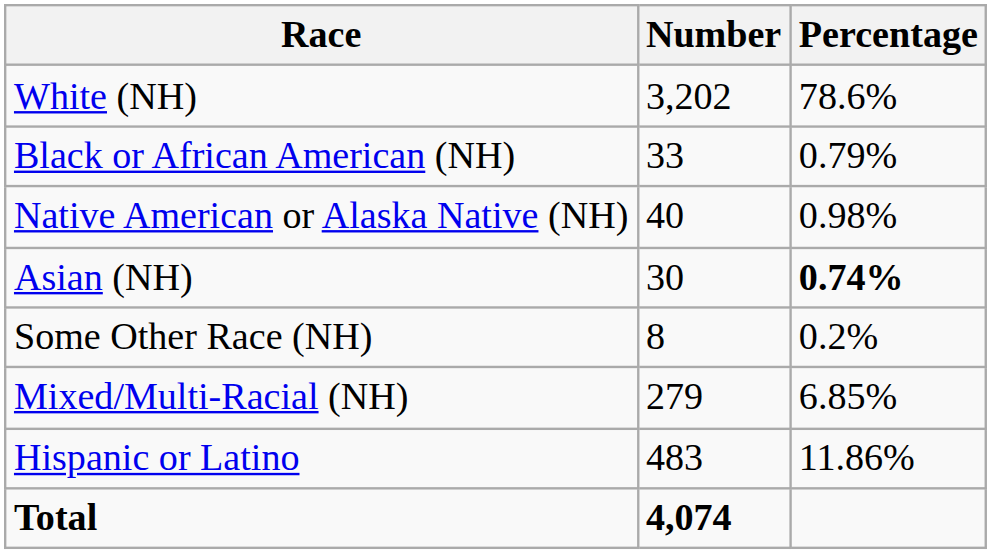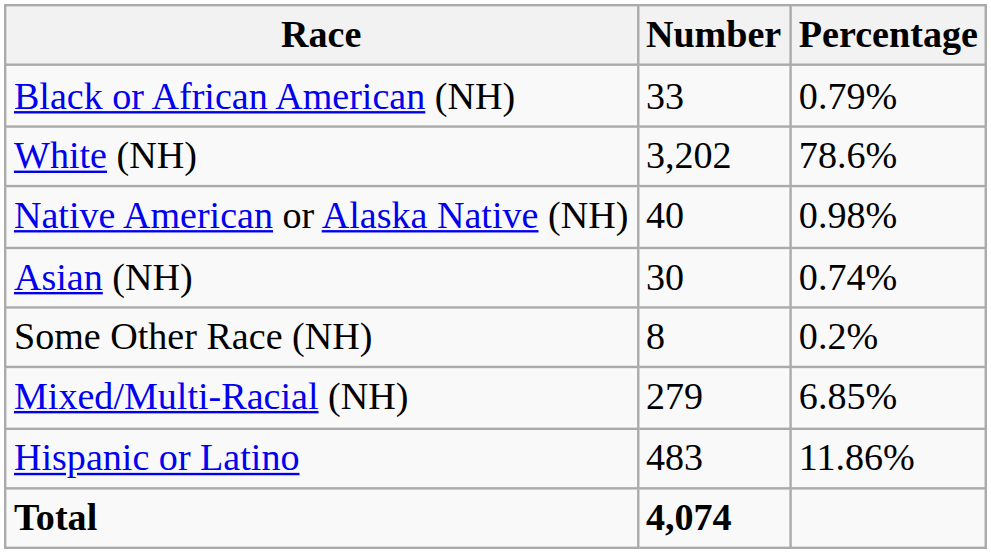rows swapped: (105, 95) <-> (265, 155)
(851, 276) bold -> (848, 276) normal
